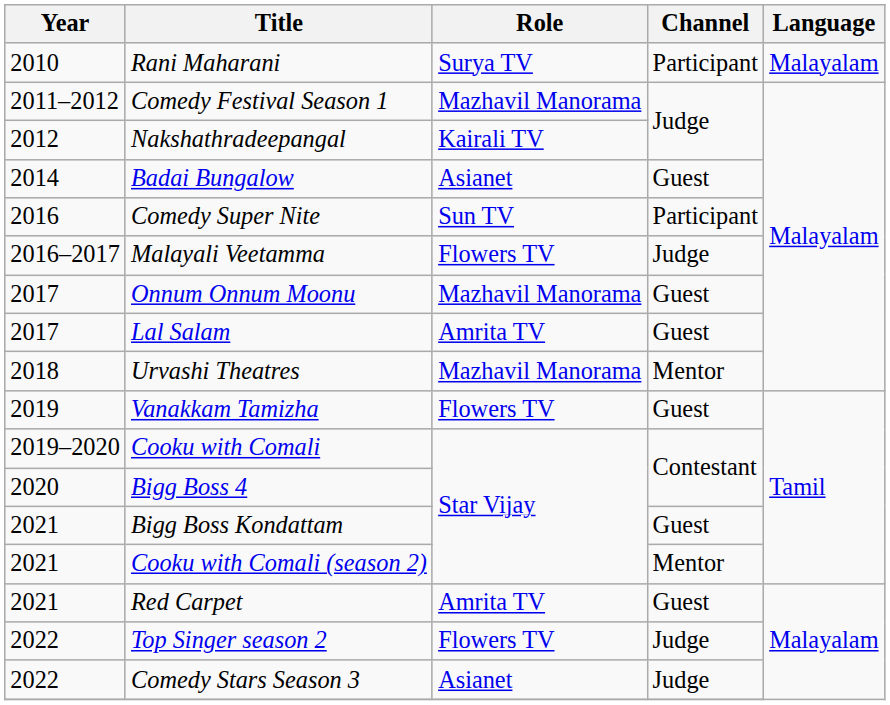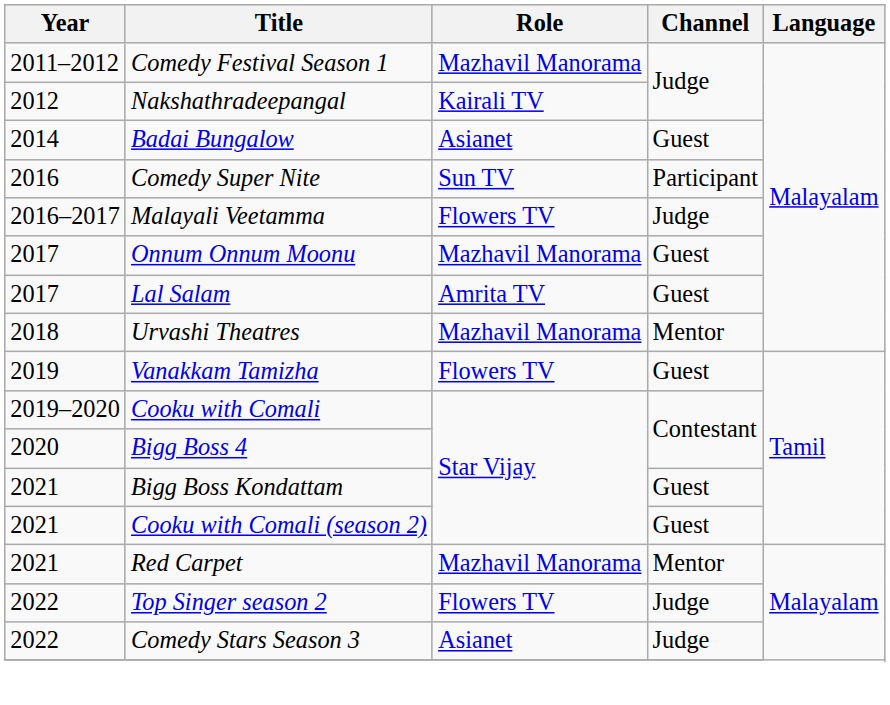- row: (206, 62)
(688, 563) Mentor -> (681, 525) Guest
(492, 602) Amrita TV -> (540, 563) Mazhavil Manorama
(681, 602) Guest -> (688, 563) Mentor
